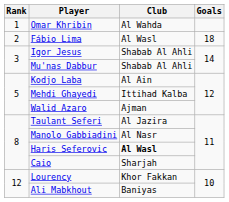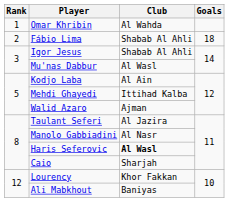(139, 39) Al Wasl -> (157, 39) Shabab Al Ahli
(157, 66) Shabab Al Ahli -> (139, 66) Al Wasl
